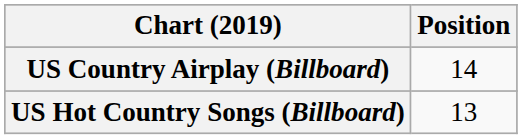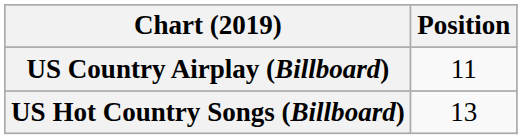(464, 68) 14 -> (464, 68) 11
